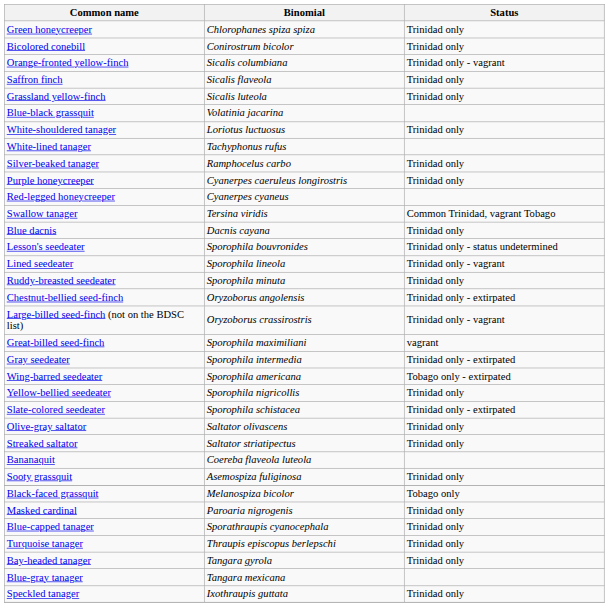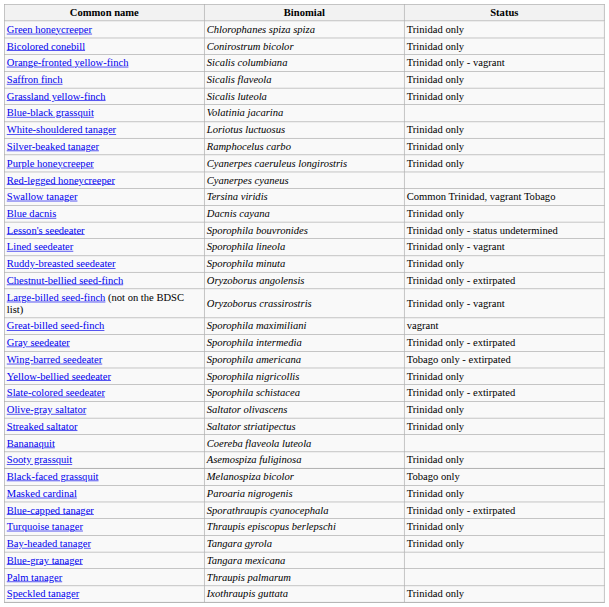- row: (49, 146)
(435, 527) Trinidad only -> (461, 510) Trinidad only - extirpated
+ row: (34, 577)
